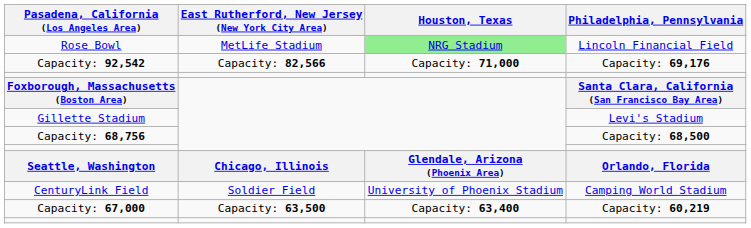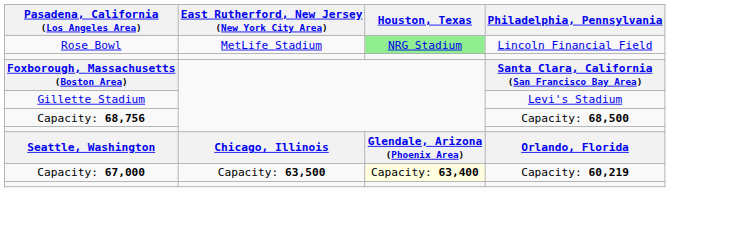- row: (91, 63)
- row: (91, 190)
(465, 209) no background -> (425, 172) lightyellow background
